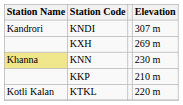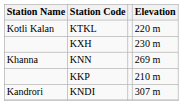rows swapped: (82, 28) <-> (83, 92)
(148, 44) 269 m -> (148, 44) 230 m
(22, 60) khaki background -> (22, 60) no background
(148, 60) 230 m -> (148, 60) 269 m
